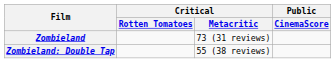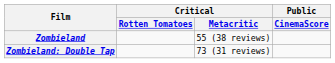(233, 38) 73 (31 reviews) -> (233, 38) 55 (38 reviews)
(233, 51) 55 (38 reviews) -> (233, 51) 73 (31 reviews)
